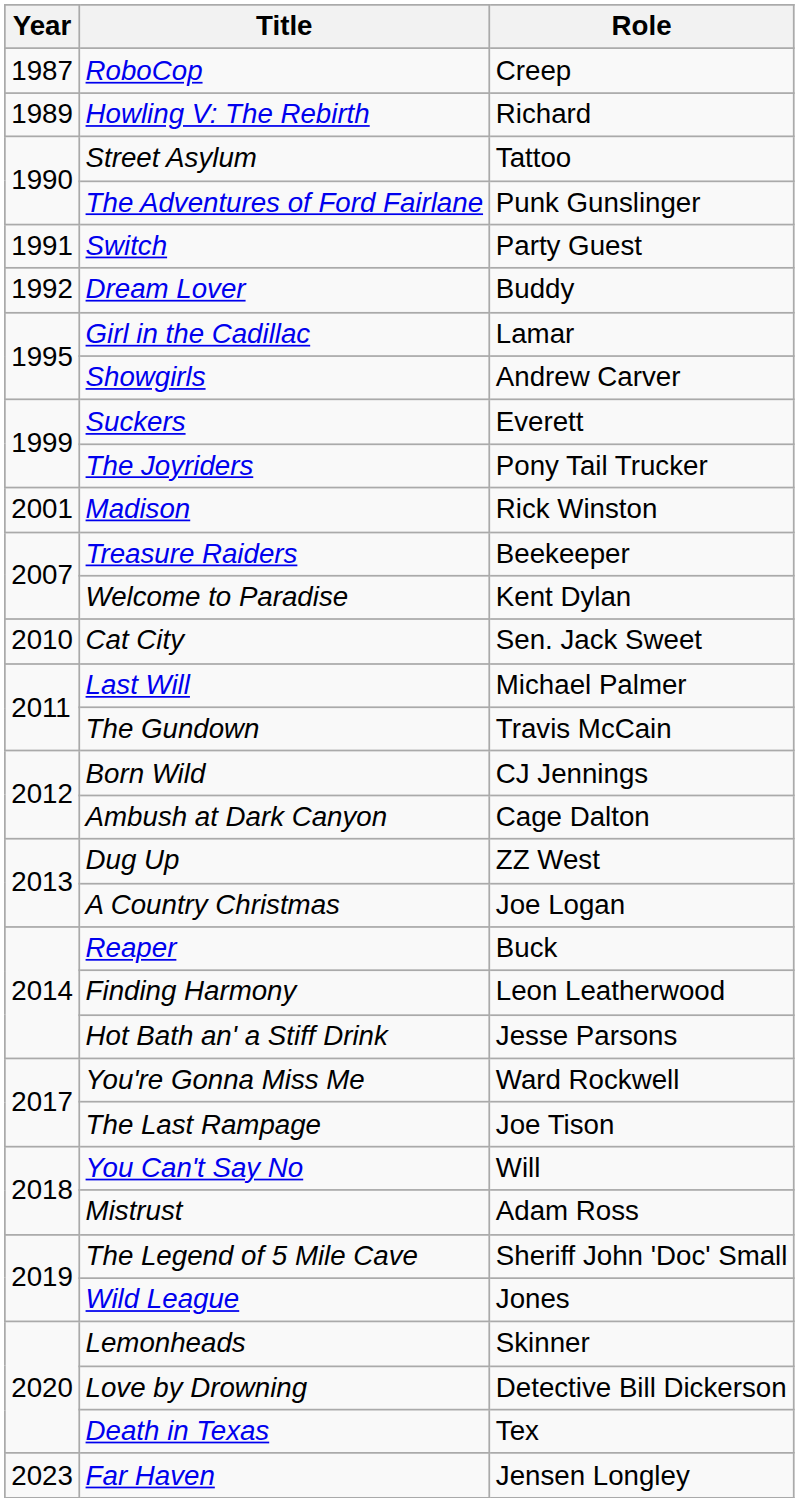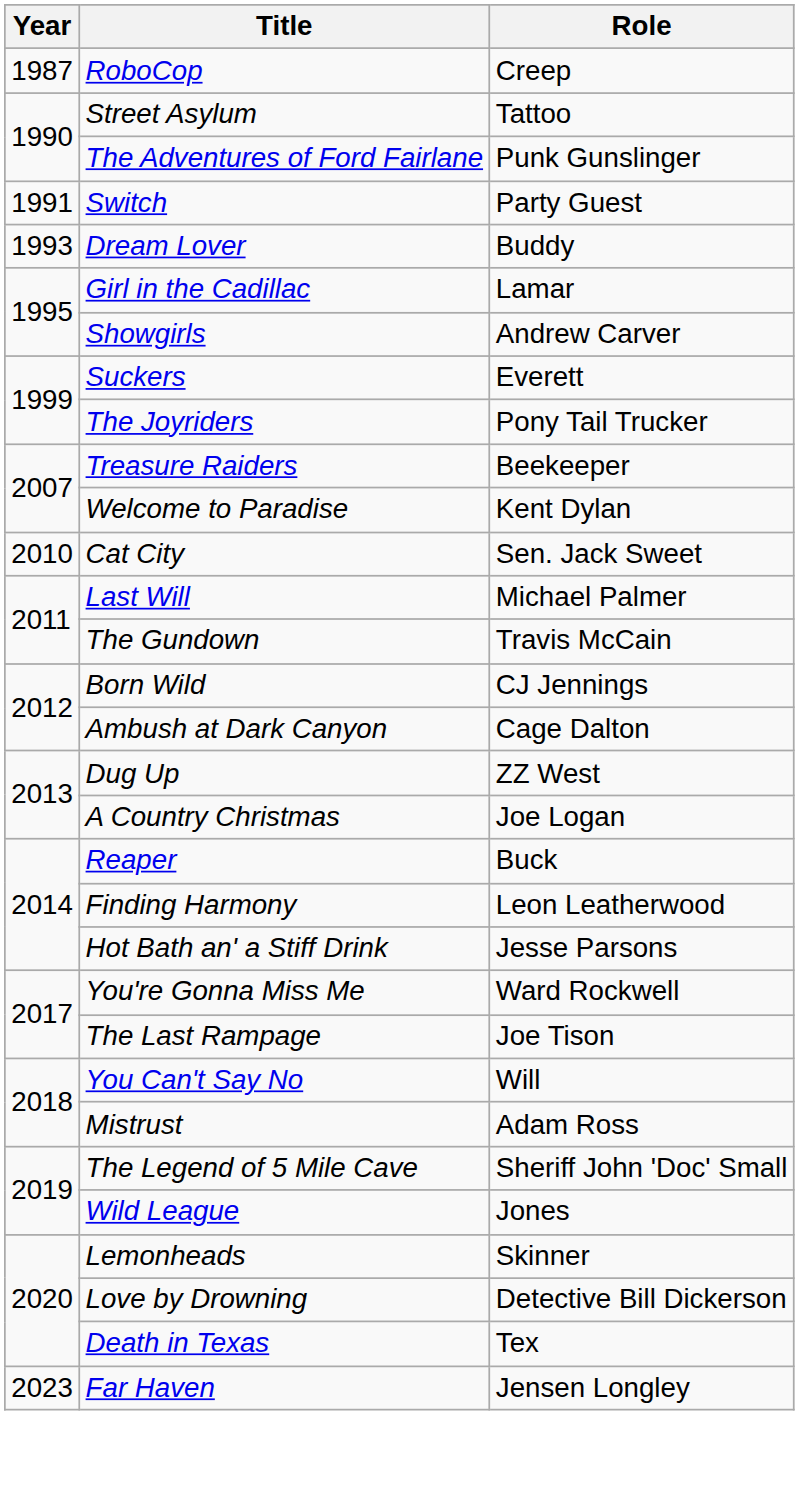- row: (228, 114)
(42, 289) 1992 -> (42, 245) 1993
- row: (138, 509)
